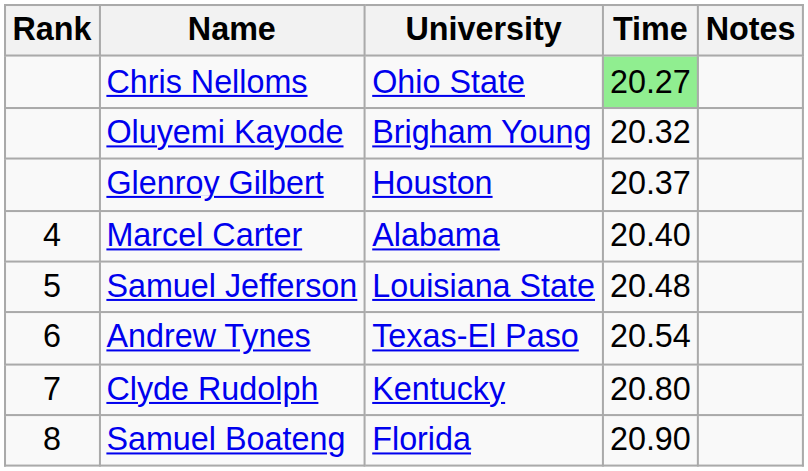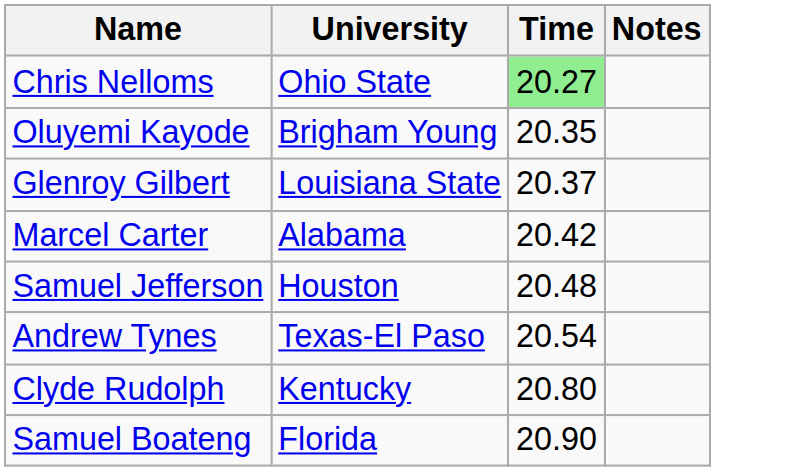- column: (52, 30)
(650, 132) 20.32 -> (556, 132) 20.35
(432, 183) Houston -> (390, 183) Louisiana State
(650, 235) 20.40 -> (556, 235) 20.42
(484, 286) Louisiana State -> (338, 286) Houston
